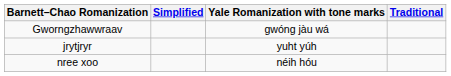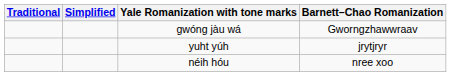columns swapped: (417, 12) <-> (77, 12)
